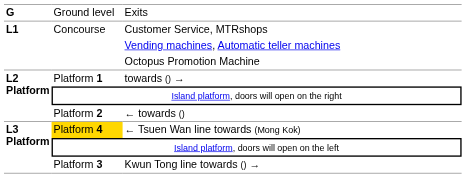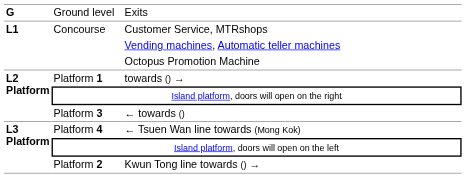(78, 113) Platform 2 -> (78, 113) Platform 3
(78, 130) gold background -> (78, 130) no background
(78, 164) Platform 3 -> (78, 164) Platform 2
